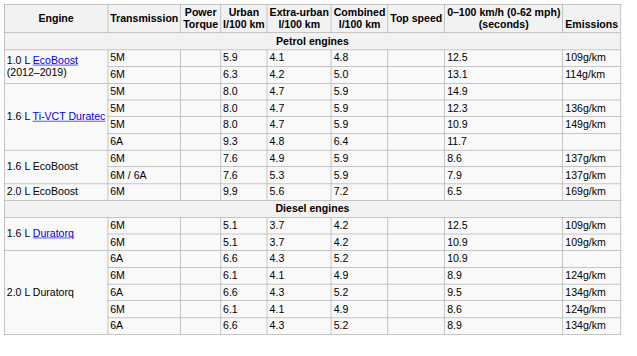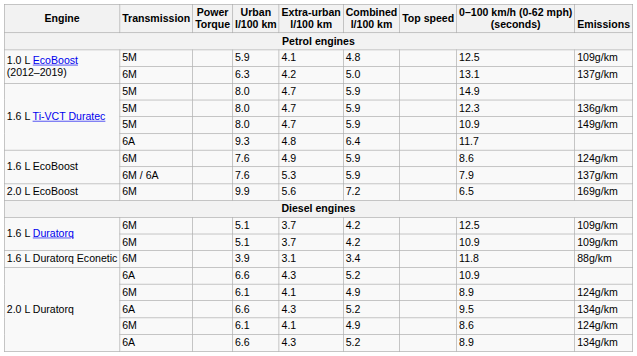(585, 74) 114g/km -> (597, 74) 137g/km
(586, 158) 137g/km -> (597, 158) 124g/km
+ row: (130, 259)
